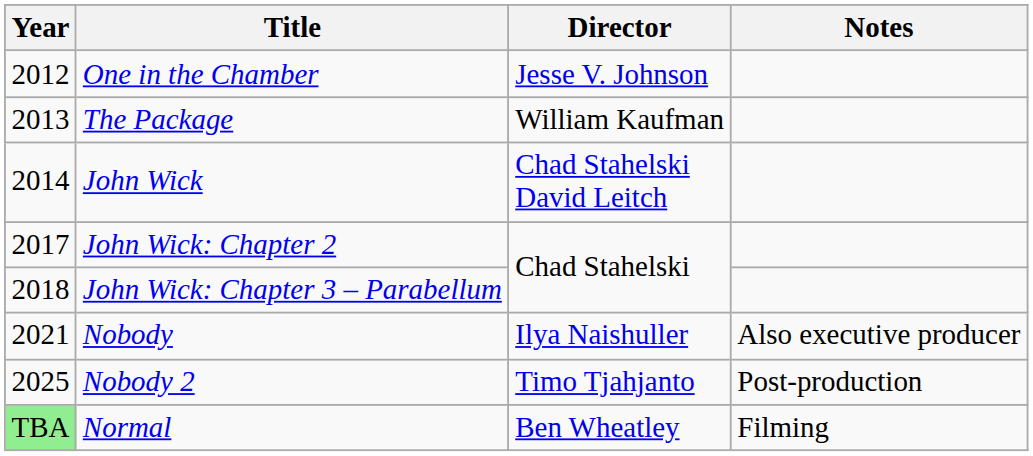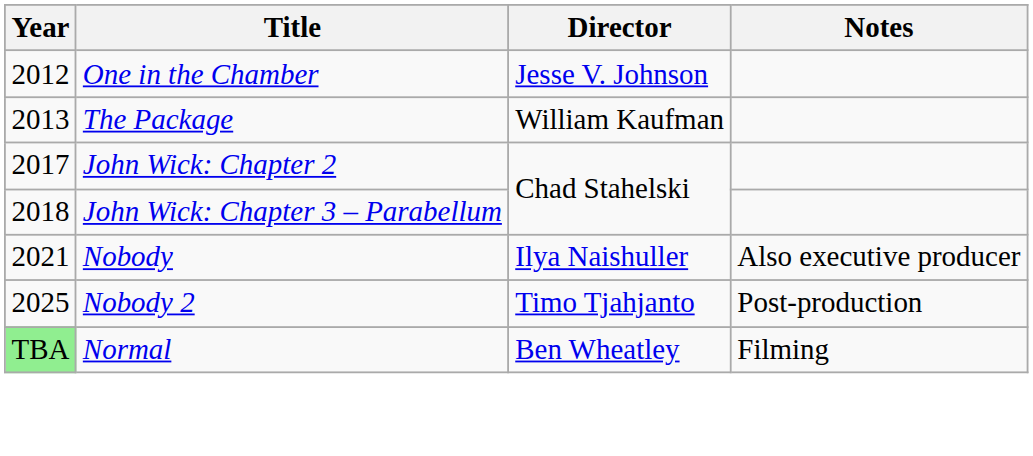- row: (143, 181)
